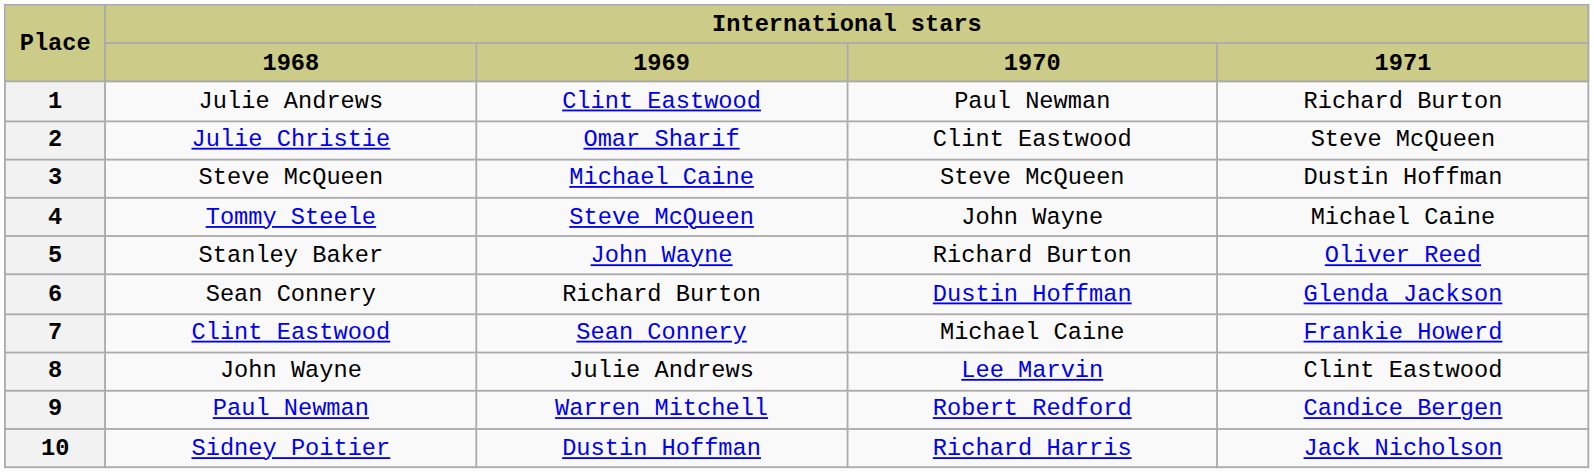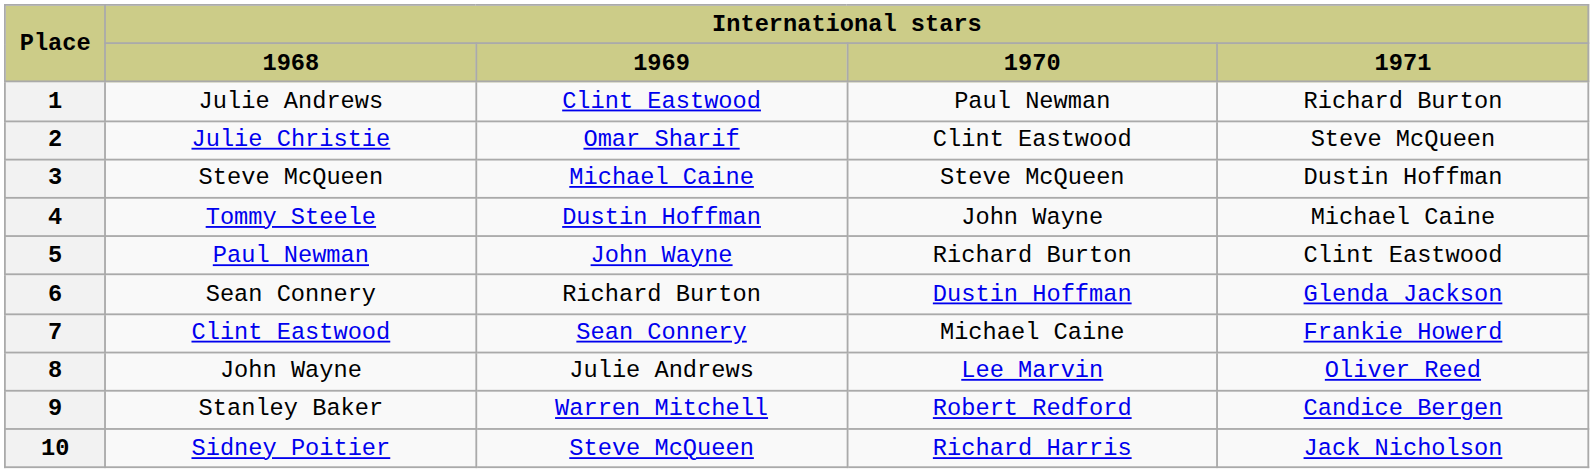(662, 217) Steve McQueen -> (662, 217) Dustin Hoffman
(291, 256) Stanley Baker -> (291, 256) Paul Newman
(1403, 256) Oliver Reed -> (1403, 256) Clint Eastwood
(1403, 371) Clint Eastwood -> (1403, 371) Oliver Reed
(291, 410) Paul Newman -> (291, 410) Stanley Baker
(662, 448) Dustin Hoffman -> (662, 448) Steve McQueen
